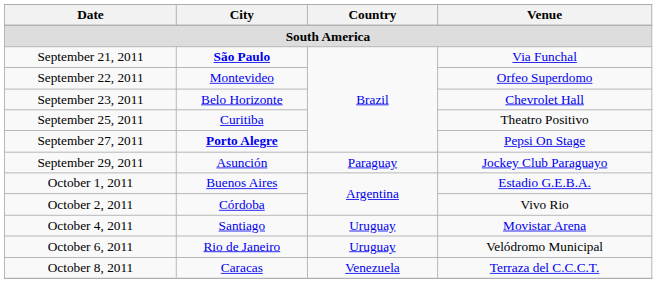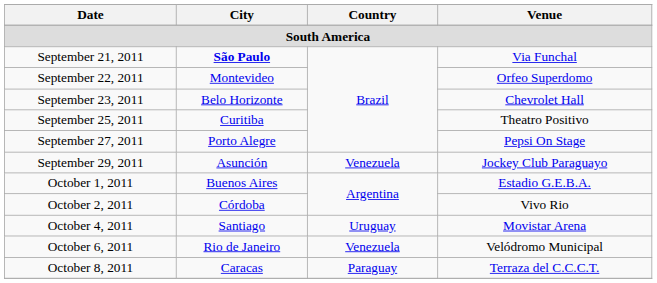(242, 141) bold -> (242, 141) normal
(372, 162) Paraguay -> (372, 162) Venezuela
(372, 246) Uruguay -> (372, 246) Venezuela
(372, 267) Venezuela -> (372, 267) Paraguay
